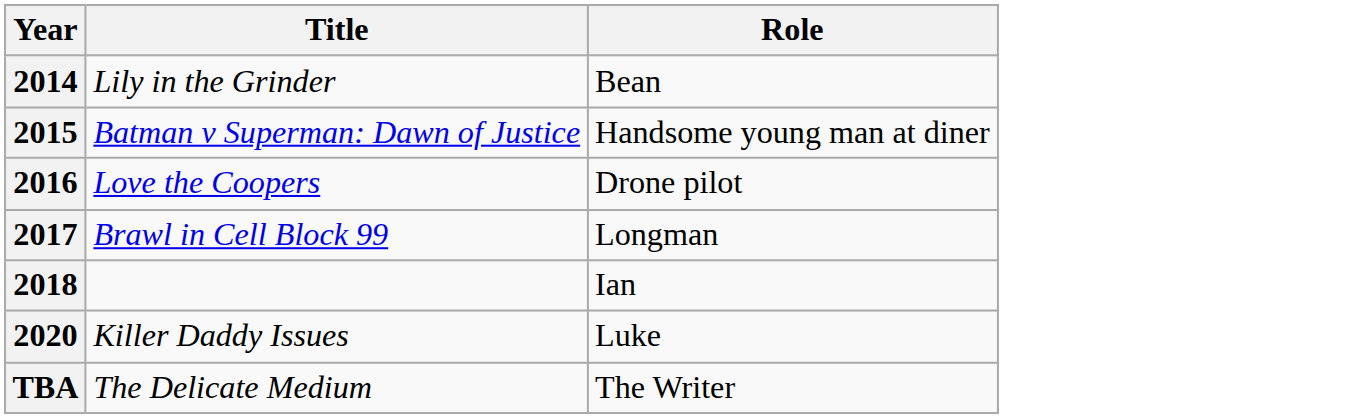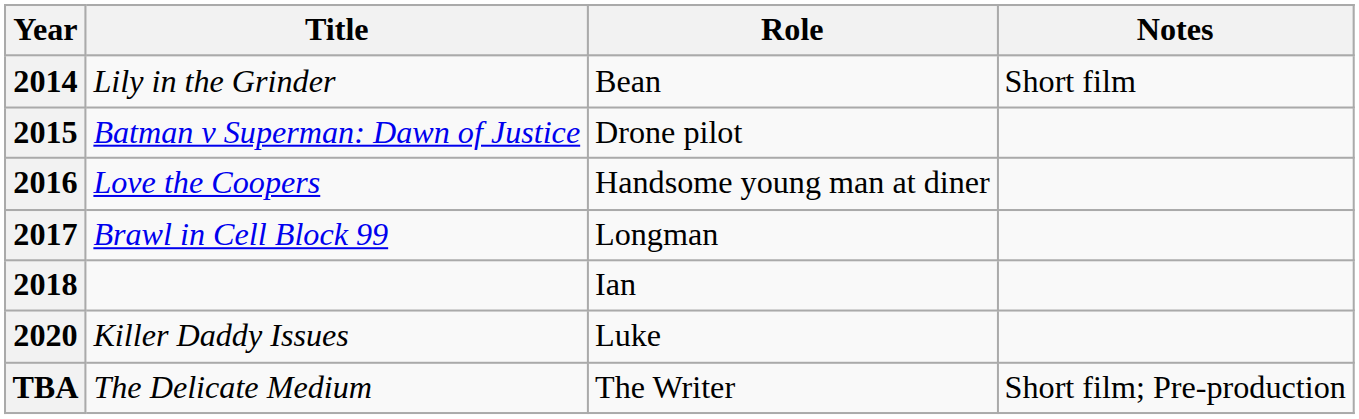+ column: (1175, 30)
(792, 132) Handsome young man at diner -> (669, 132) Drone pilot
(669, 183) Drone pilot -> (792, 183) Handsome young man at diner
